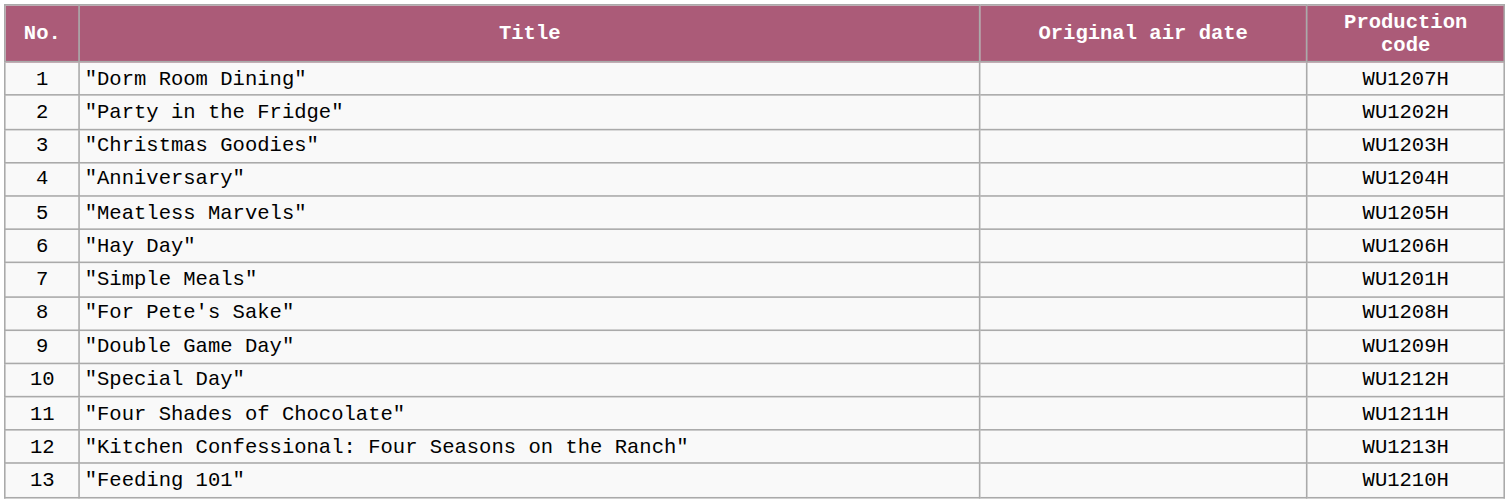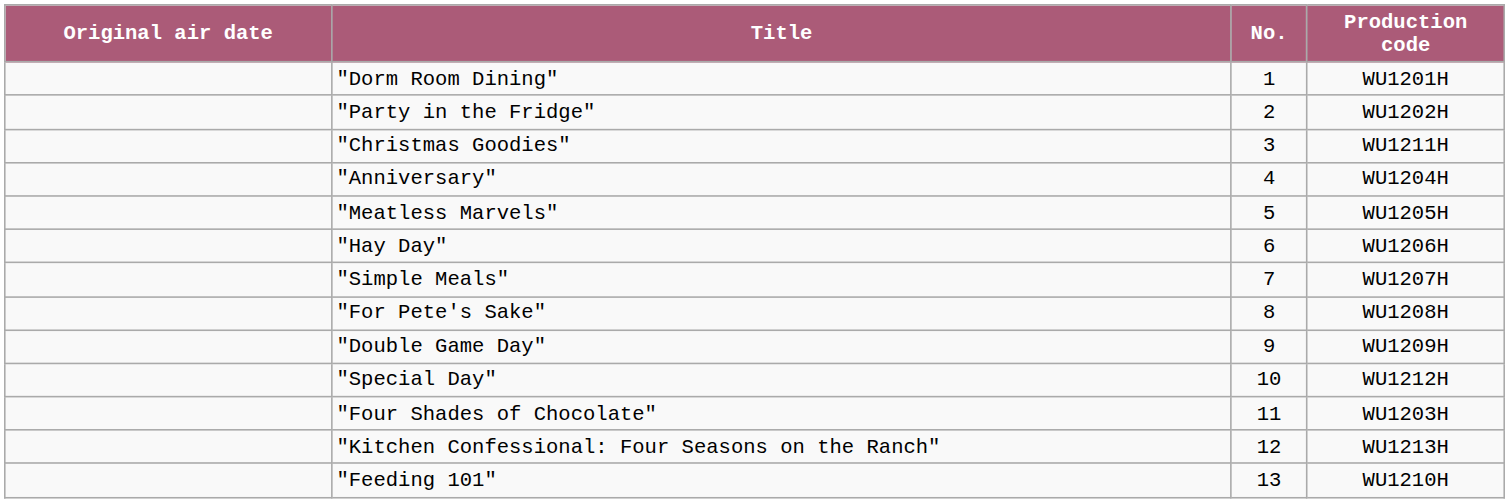columns swapped: (42, 33) <-> (1143, 33)
(1406, 79) WU1207H -> (1406, 79) WU1201H
(1406, 146) WU1203H -> (1406, 146) WU1211H
(1406, 280) WU1201H -> (1406, 280) WU1207H
(1406, 413) WU1211H -> (1406, 413) WU1203H
